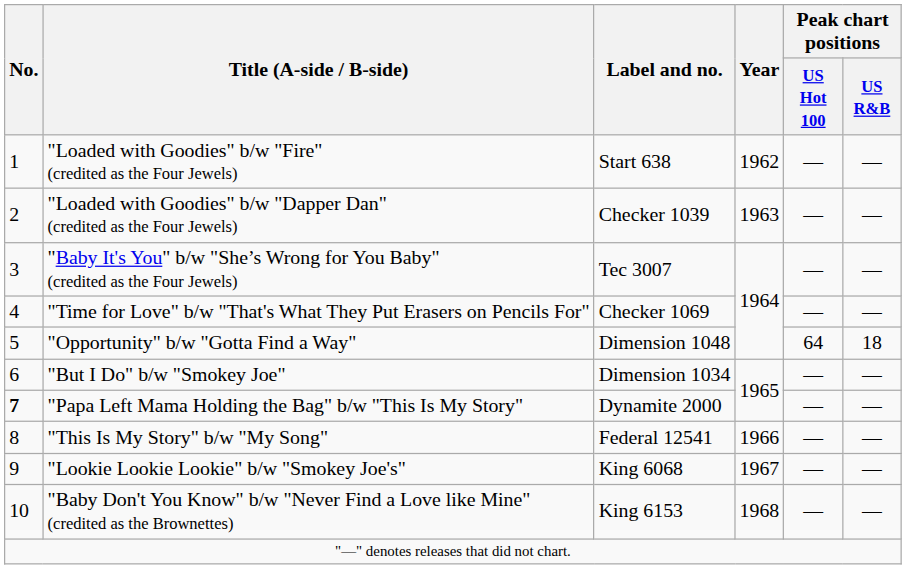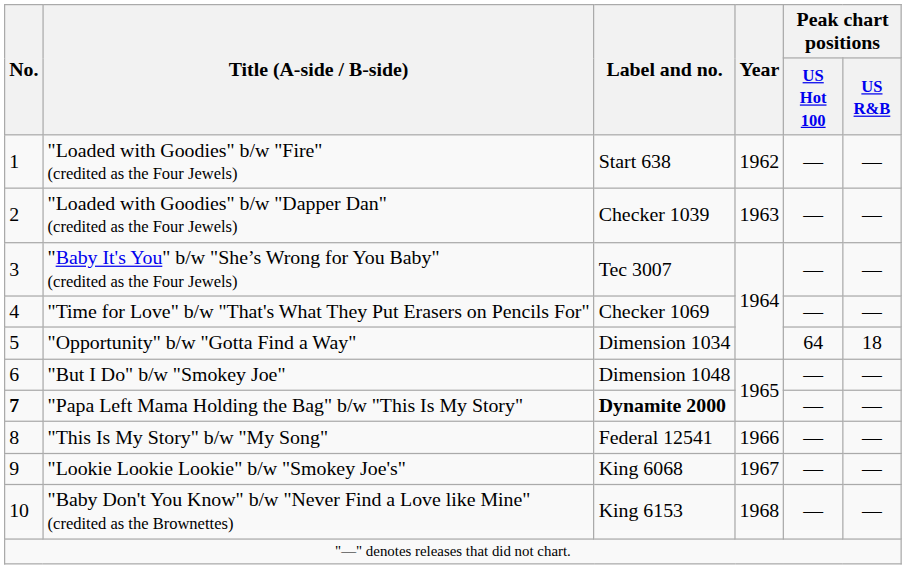(665, 342) Dimension 1048 -> (665, 342) Dimension 1034
(665, 374) Dimension 1034 -> (665, 374) Dimension 1048
(660, 405) normal -> (662, 405) bold
